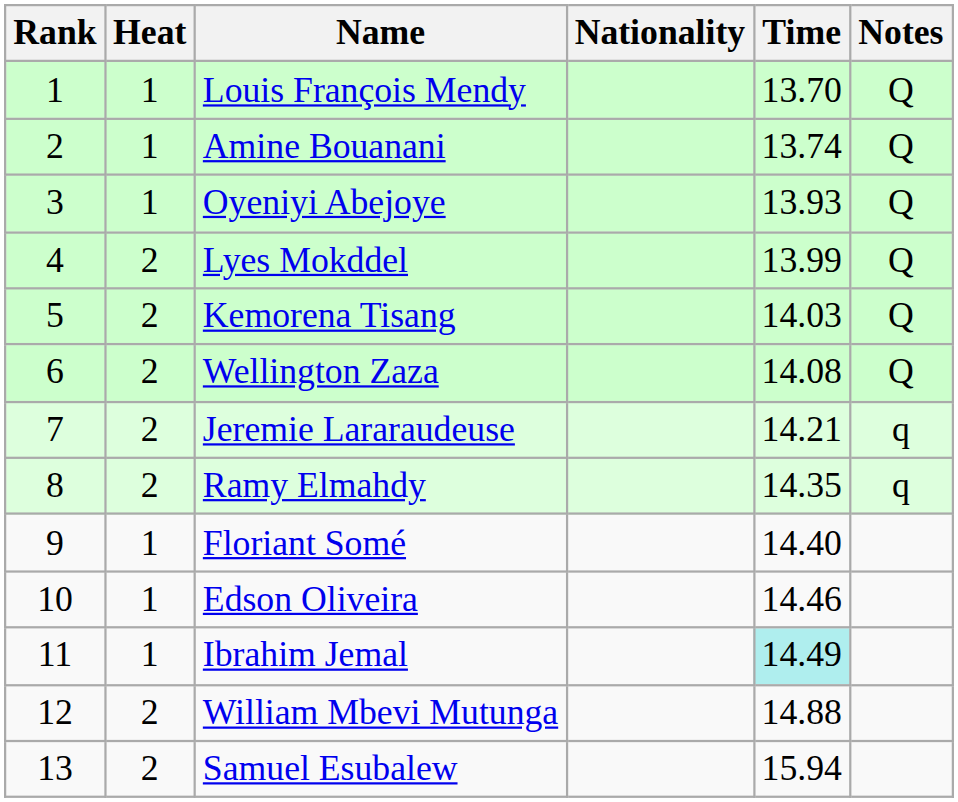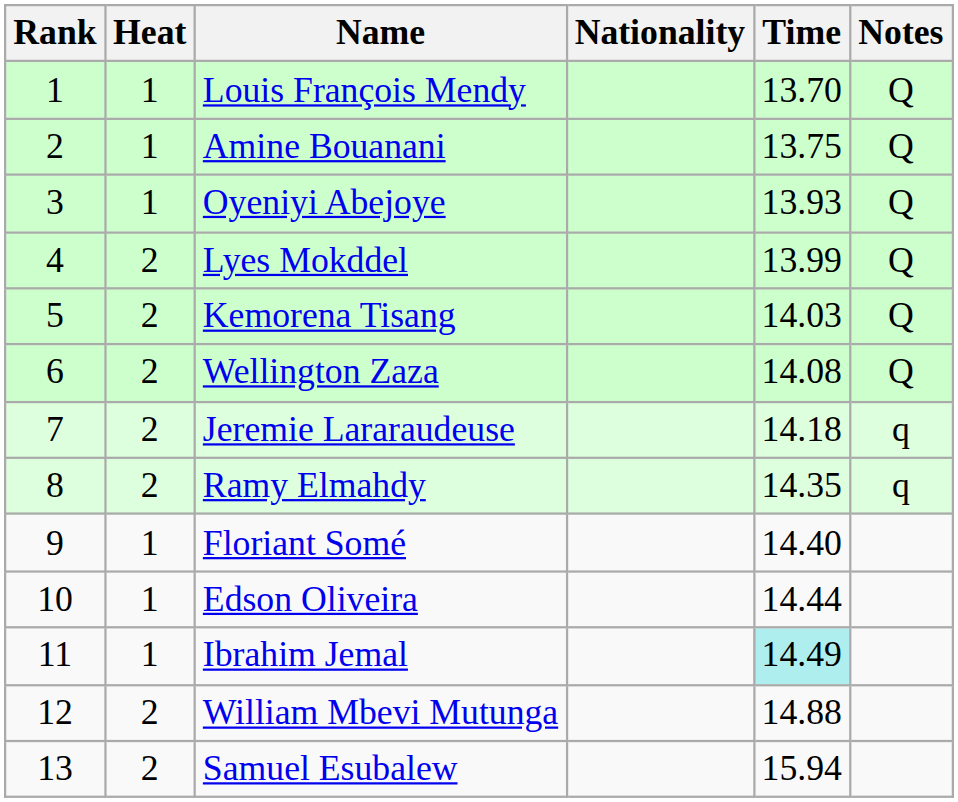(802, 145) 13.74 -> (802, 145) 13.75
(802, 428) 14.21 -> (802, 428) 14.18
(802, 598) 14.46 -> (802, 598) 14.44
